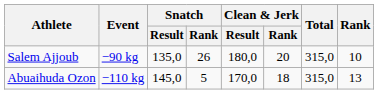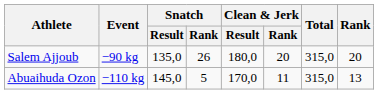(355, 57) 10 -> (355, 57) 20
(283, 78) 18 -> (283, 78) 11
